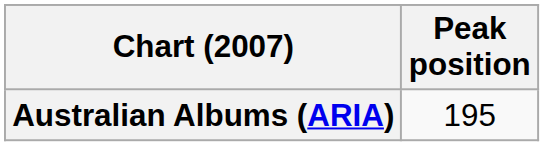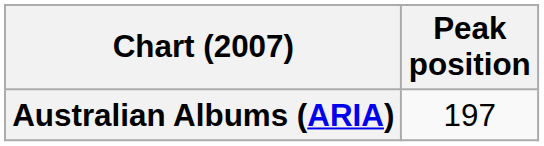(470, 114) 195 -> (470, 114) 197
